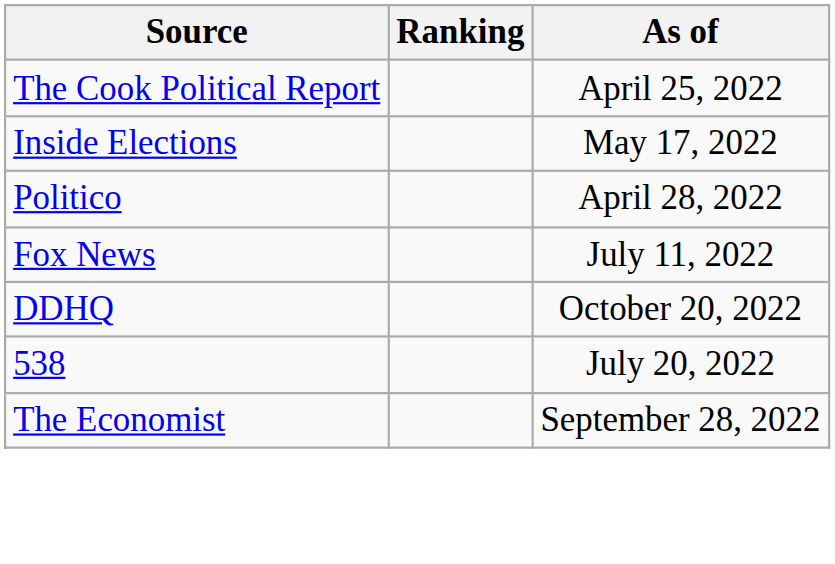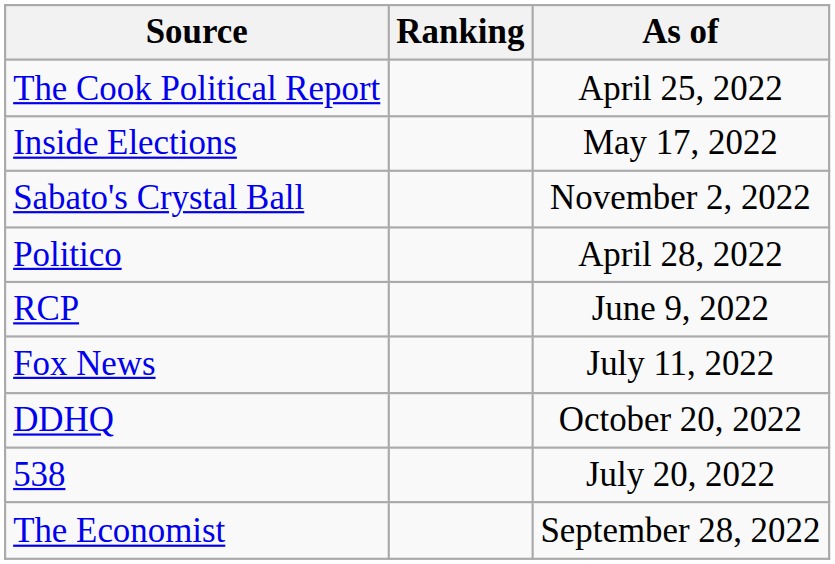+ row: (159, 198)
+ row: (46, 308)
